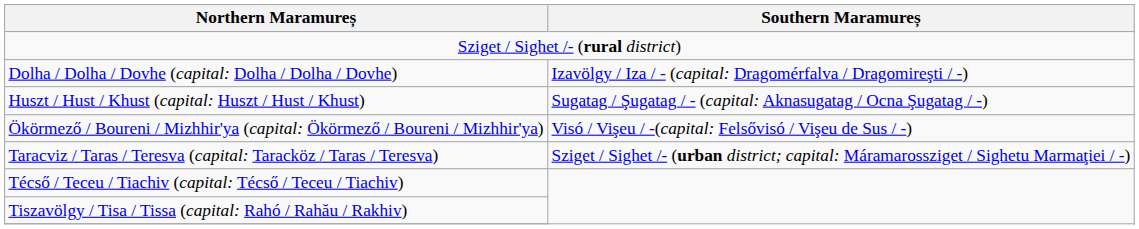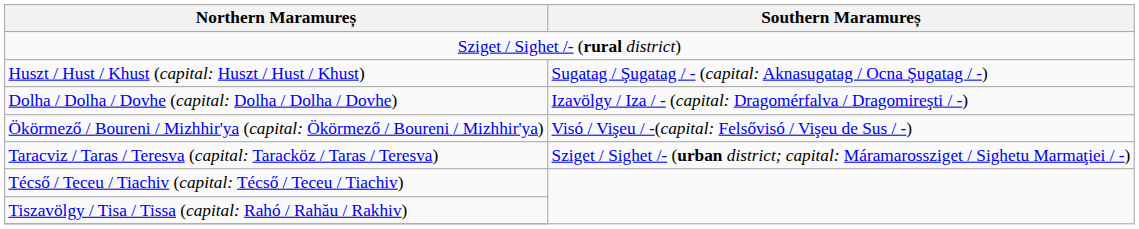rows swapped: (203, 73) <-> (187, 100)
